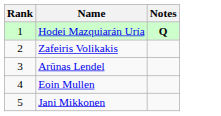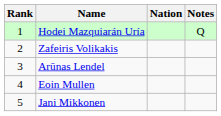+ column: (166, 13)
(163, 31) bold -> (201, 31) normal
